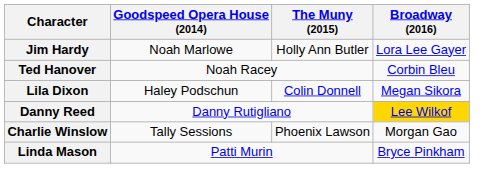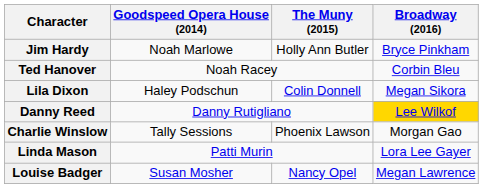(421, 49) Lora Lee Gayer -> (426, 49) Bryce Pinkham
(421, 152) Bryce Pinkham -> (426, 152) Lora Lee Gayer
+ row: (57, 173)
